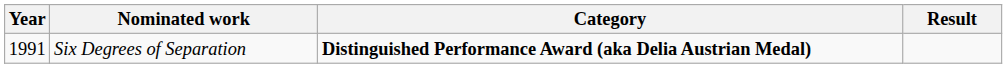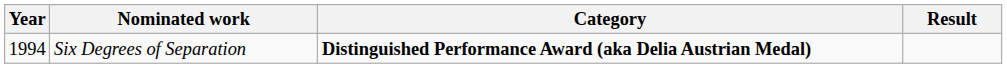(27, 48) 1991 -> (27, 48) 1994
